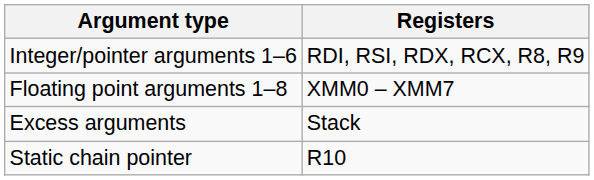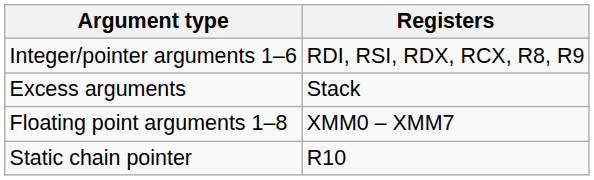rows swapped: (148, 89) <-> (98, 123)
